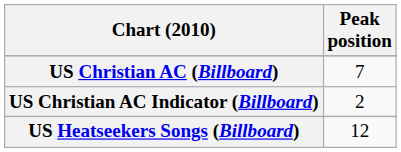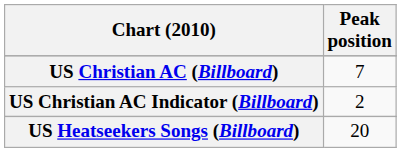(360, 131) 12 -> (360, 131) 20
